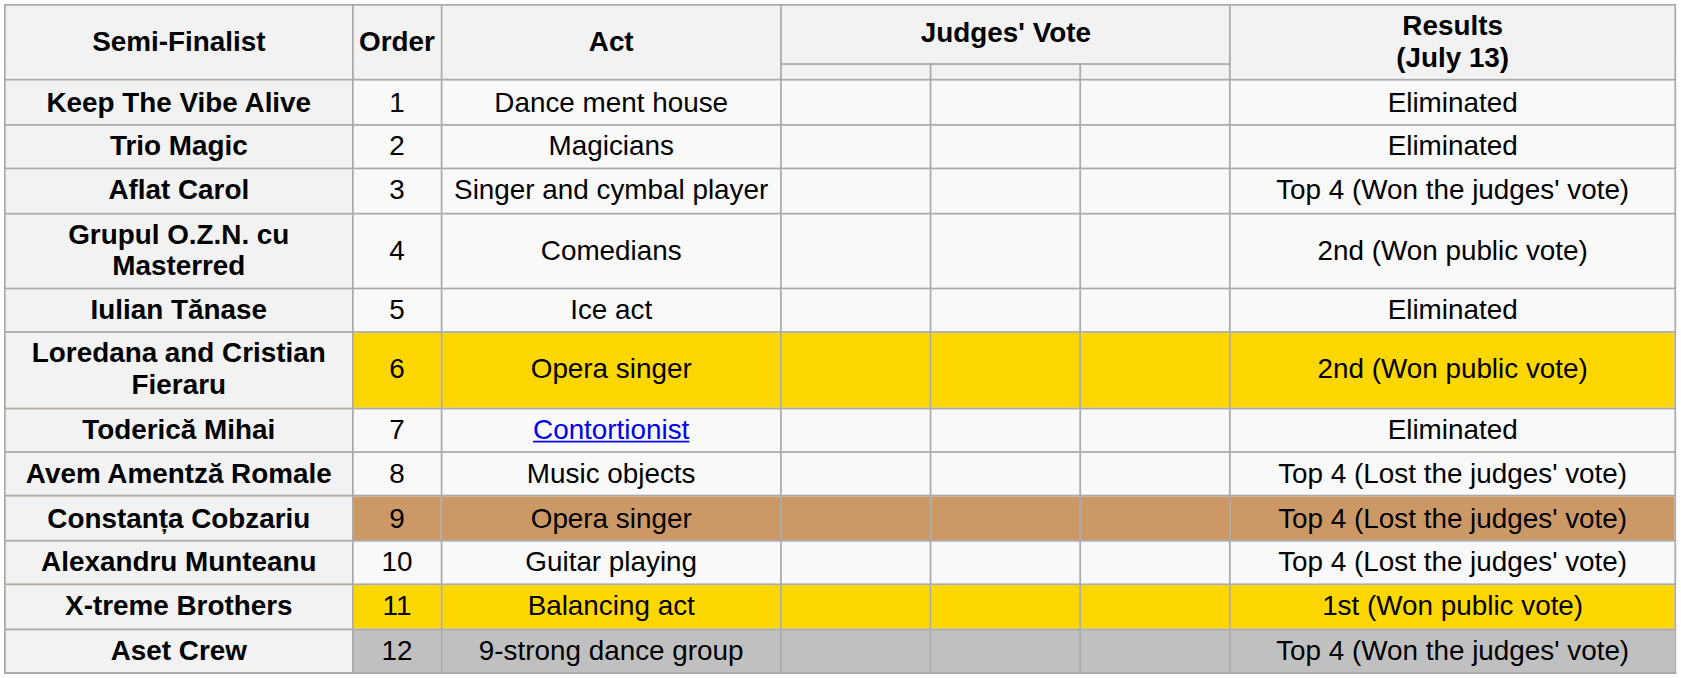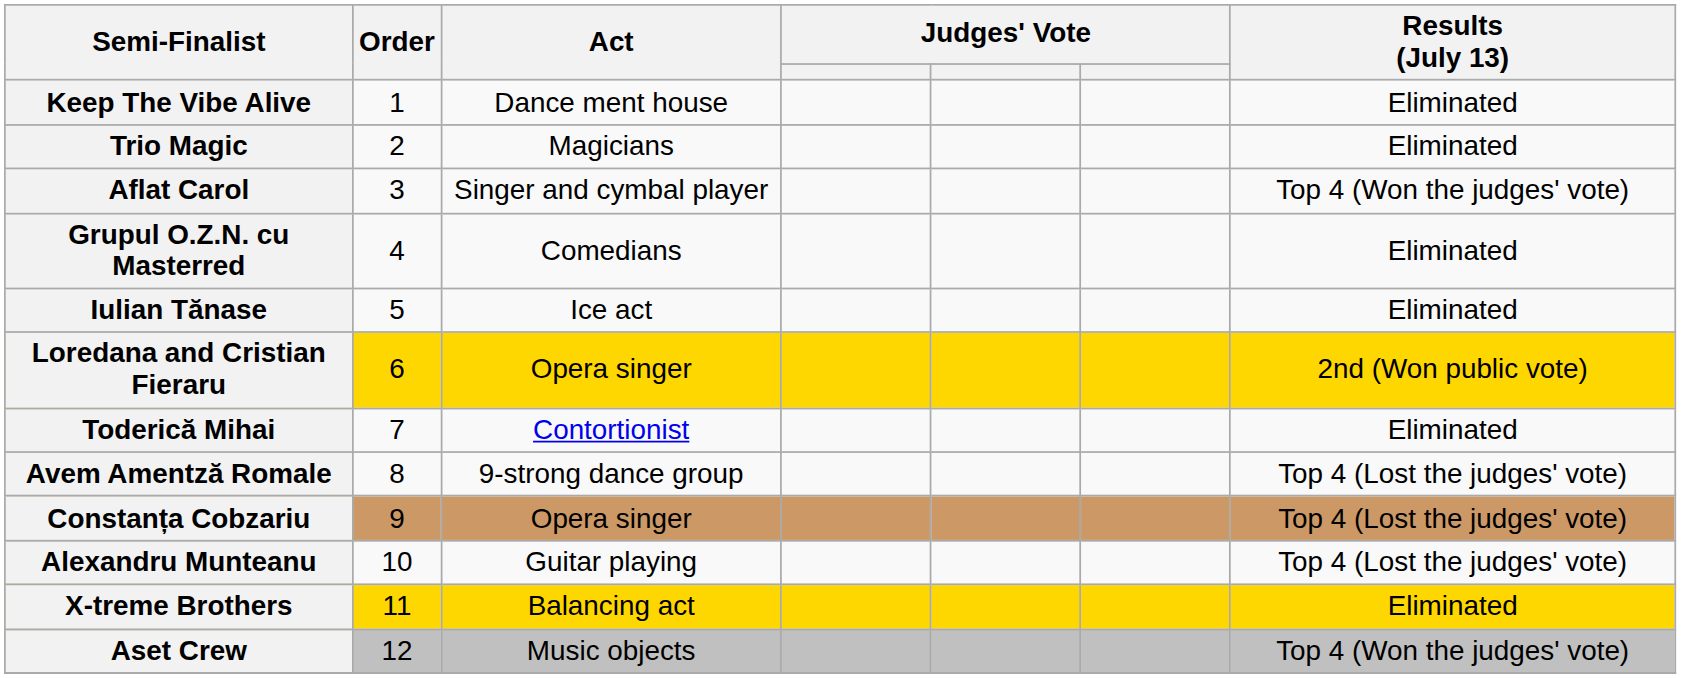(1453, 250) 2nd (Won public vote) -> (1453, 250) Eliminated
(611, 473) Music objects -> (611, 473) 9-strong dance group
(1453, 606) 1st (Won public vote) -> (1453, 606) Eliminated
(611, 650) 9-strong dance group -> (611, 650) Music objects
